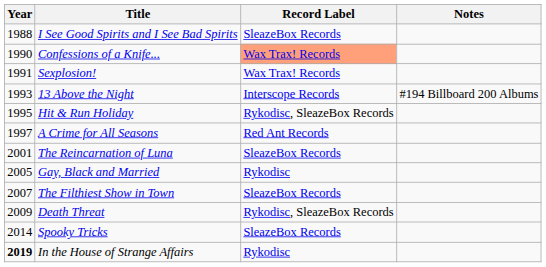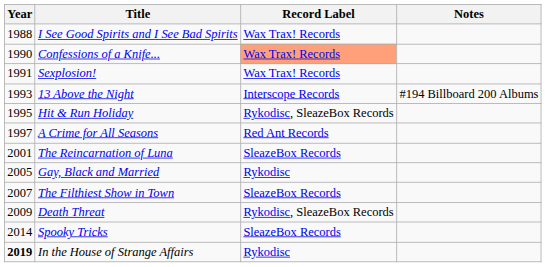(292, 34) SleazeBox Records -> (292, 34) Wax Trax! Records
